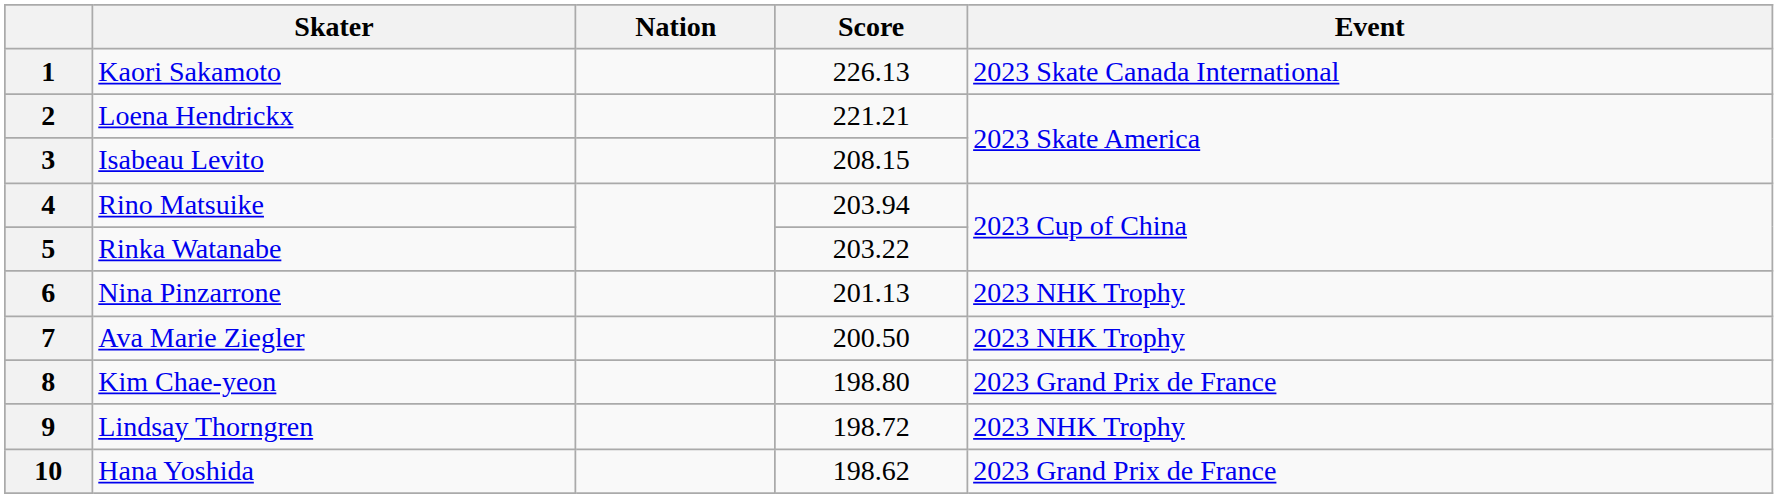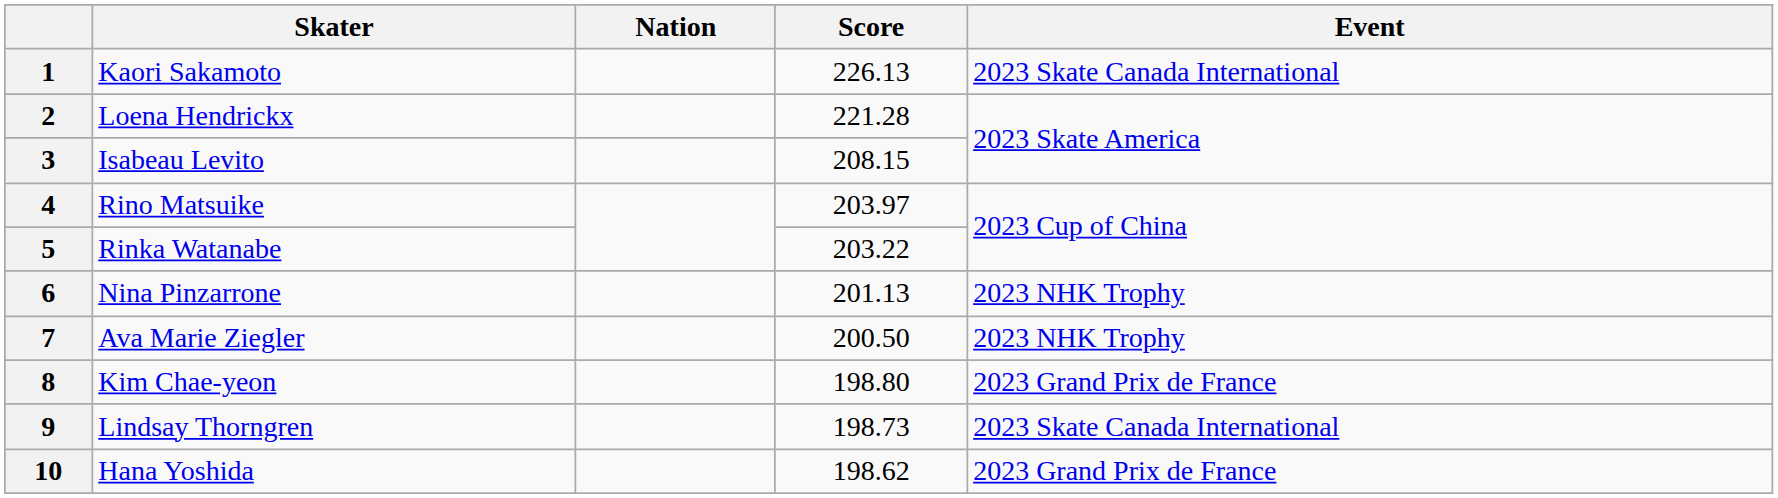(871, 115) 221.21 -> (871, 115) 221.28
(871, 204) 203.94 -> (871, 204) 203.97
(871, 426) 198.72 -> (871, 426) 198.73
(1079, 426) 2023 NHK Trophy -> (1156, 426) 2023 Skate Canada International
